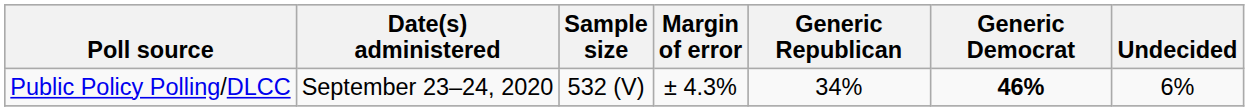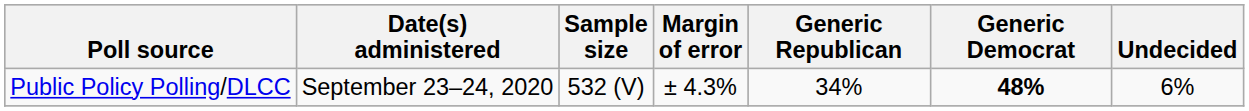(1021, 87) 46% -> (1021, 87) 48%
